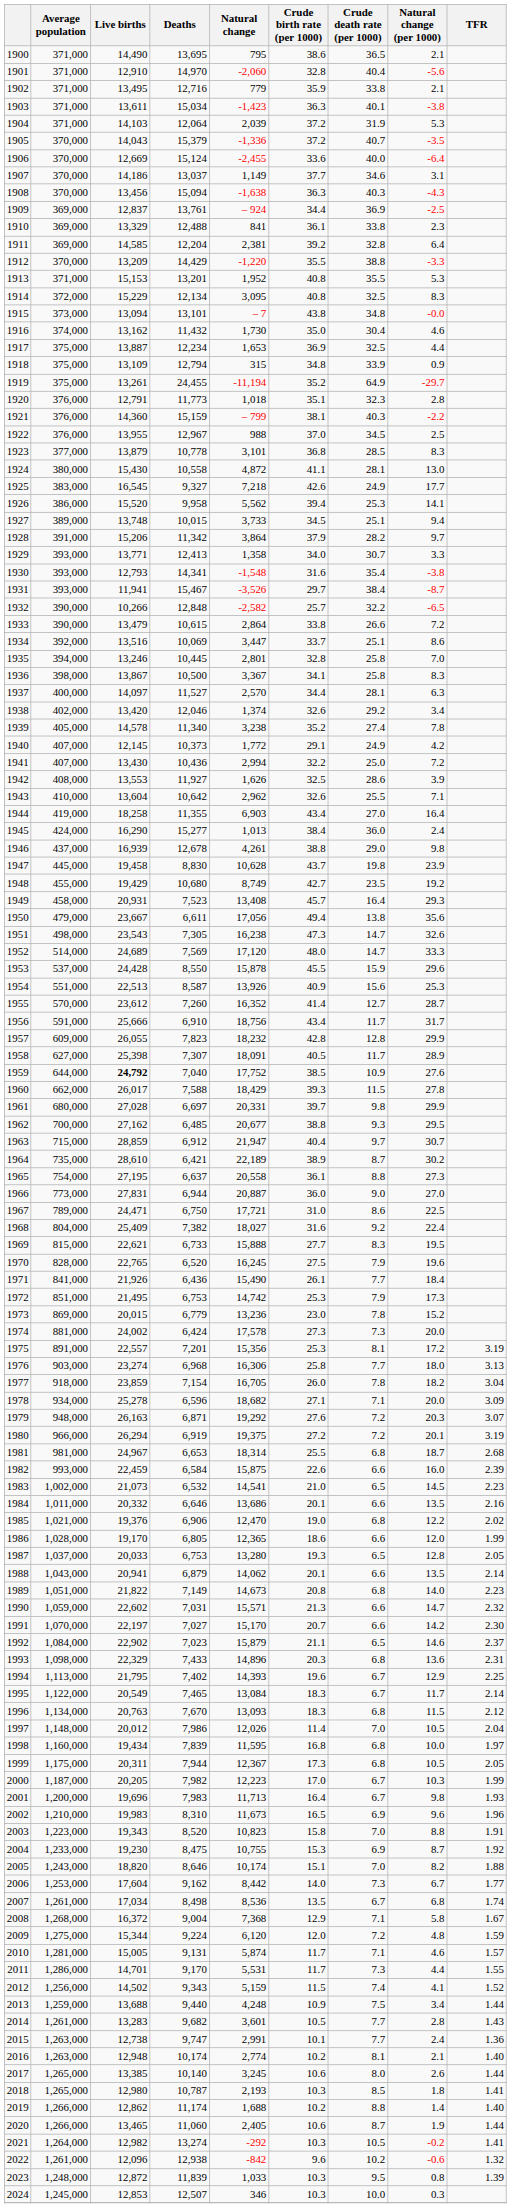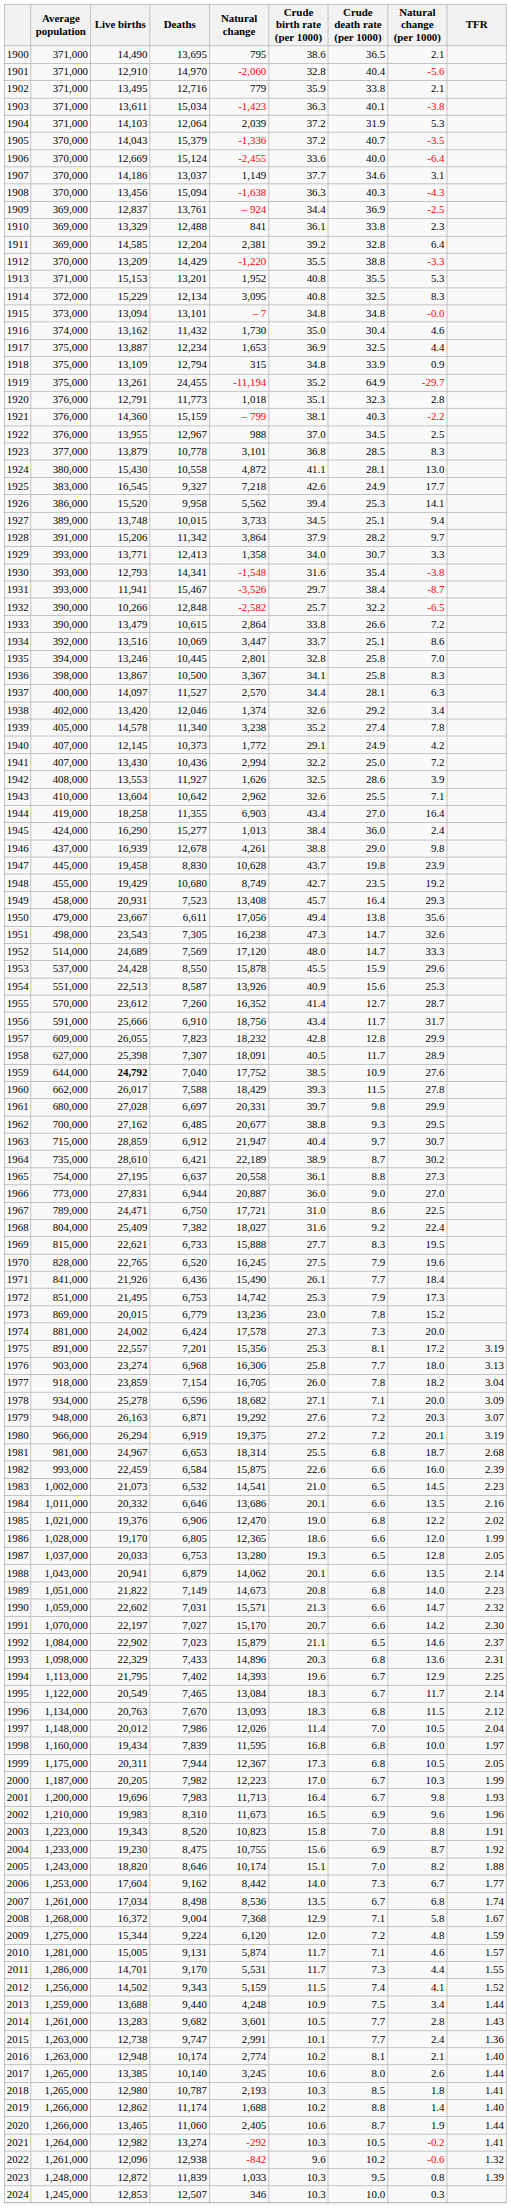(316, 313) 43.8 -> (316, 313) 34.8
(316, 1849) 15.3 -> (316, 1849) 15.6
